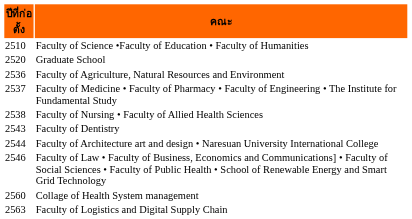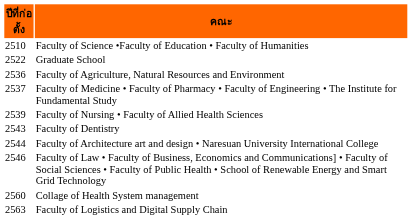(15, 60) 2520 -> (15, 60) 2522
(15, 114) 2538 -> (15, 114) 2539
